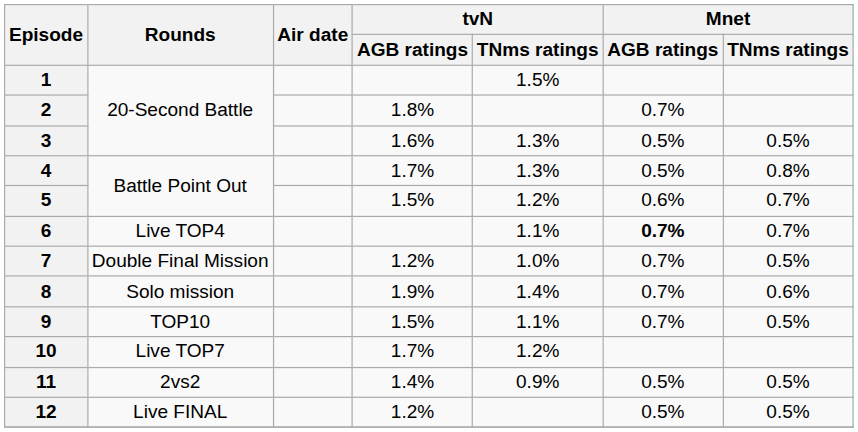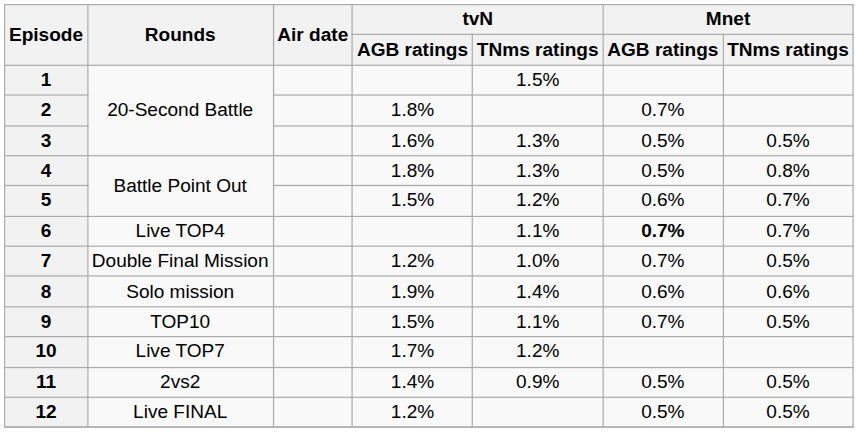(413, 170) 1.7% -> (413, 170) 1.8%
(663, 291) 0.7% -> (663, 291) 0.6%
